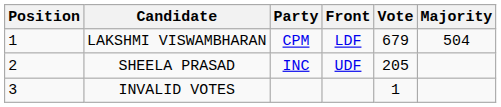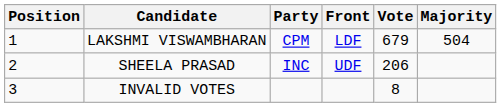(396, 65) 205 -> (396, 65) 206
(396, 90) 1 -> (396, 90) 8
